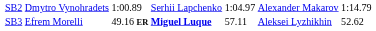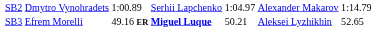(236, 21) 57.11 -> (236, 21) 50.21
(352, 21) 52.62 -> (352, 21) 52.65
